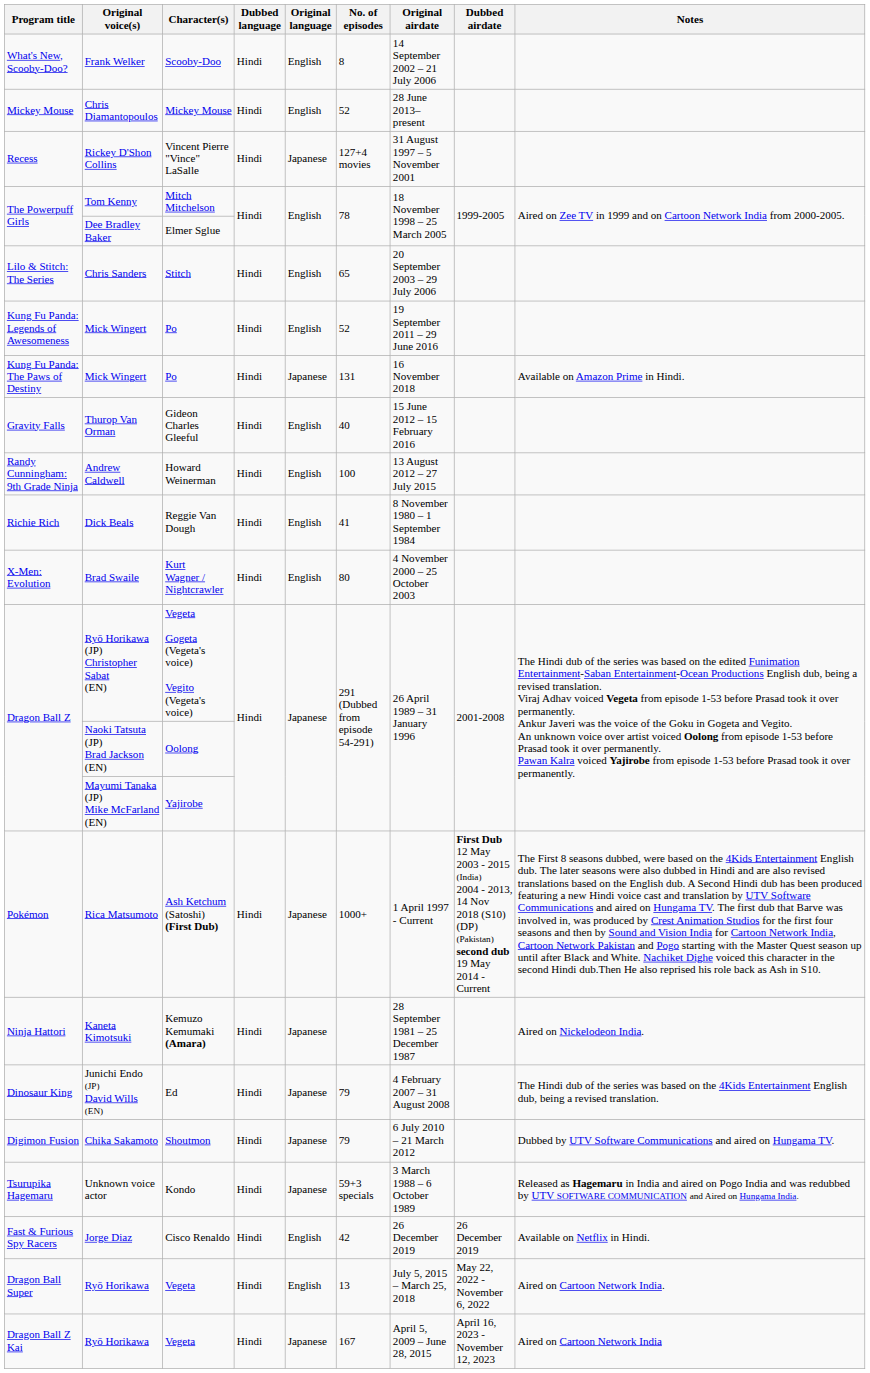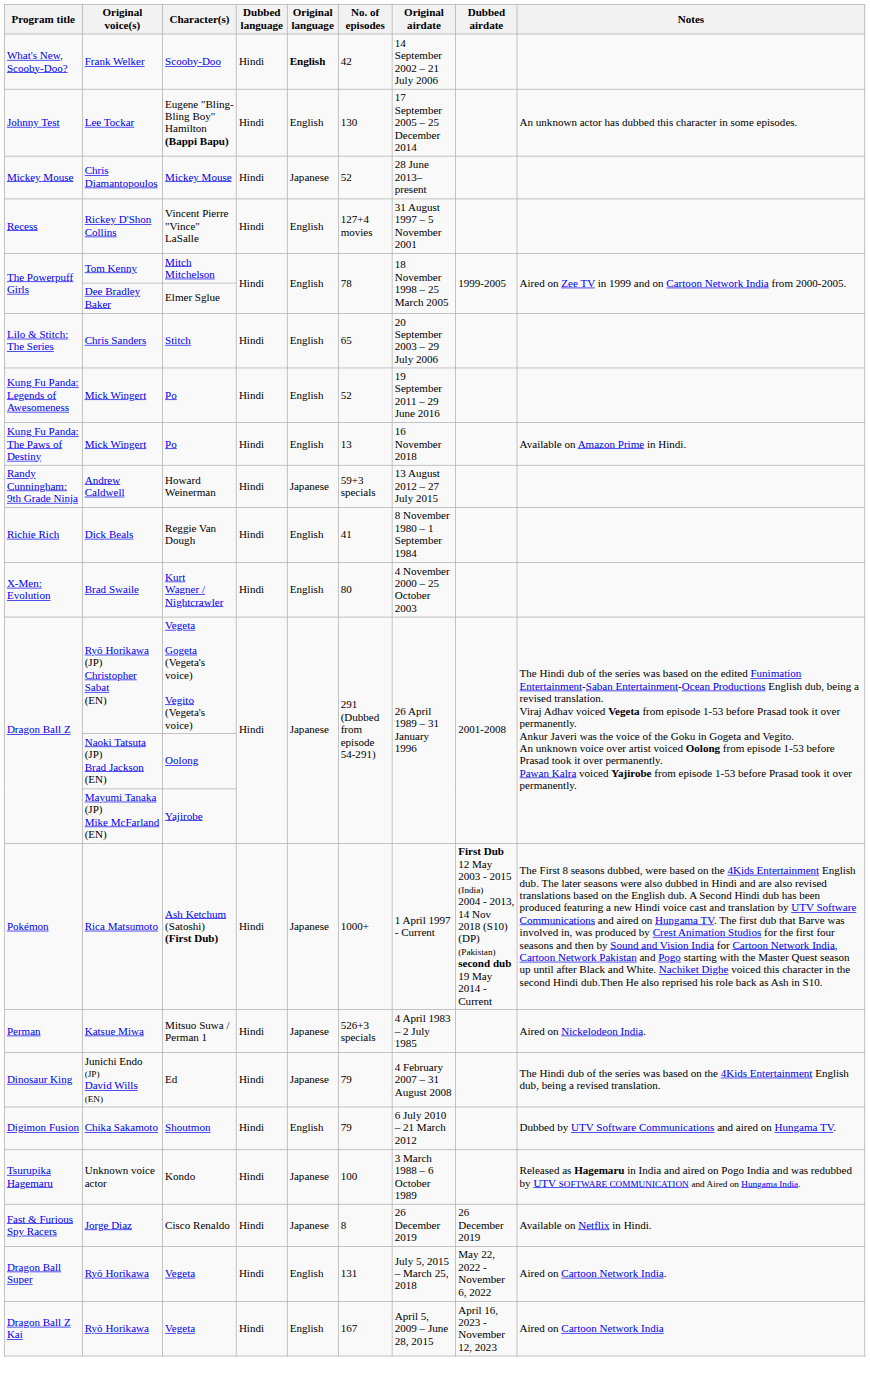(305, 61) normal -> (307, 61) bold
(341, 61) 8 -> (346, 61) 42
+ row: (33, 122)
(305, 110) English -> (309, 177) Japanese
(307, 158) Japanese -> (307, 226) English
(307, 376) Japanese -> (307, 444) English
(347, 376) 131 -> (346, 444) 13
- row: (36, 425)
(305, 474) English -> (309, 486) Japanese
(347, 474) 100 -> (358, 486) 59+3 specials
+ row: (24, 1031)
- row: (36, 1031)
(307, 1140) Japanese -> (307, 1128) English
(356, 1189) 59+3 specials -> (349, 1176) 100
(305, 1237) English -> (309, 1225) Japanese
(344, 1237) 42 -> (343, 1225) 8
(344, 1286) 13 -> (349, 1274) 131
(307, 1341) Japanese -> (307, 1328) English
